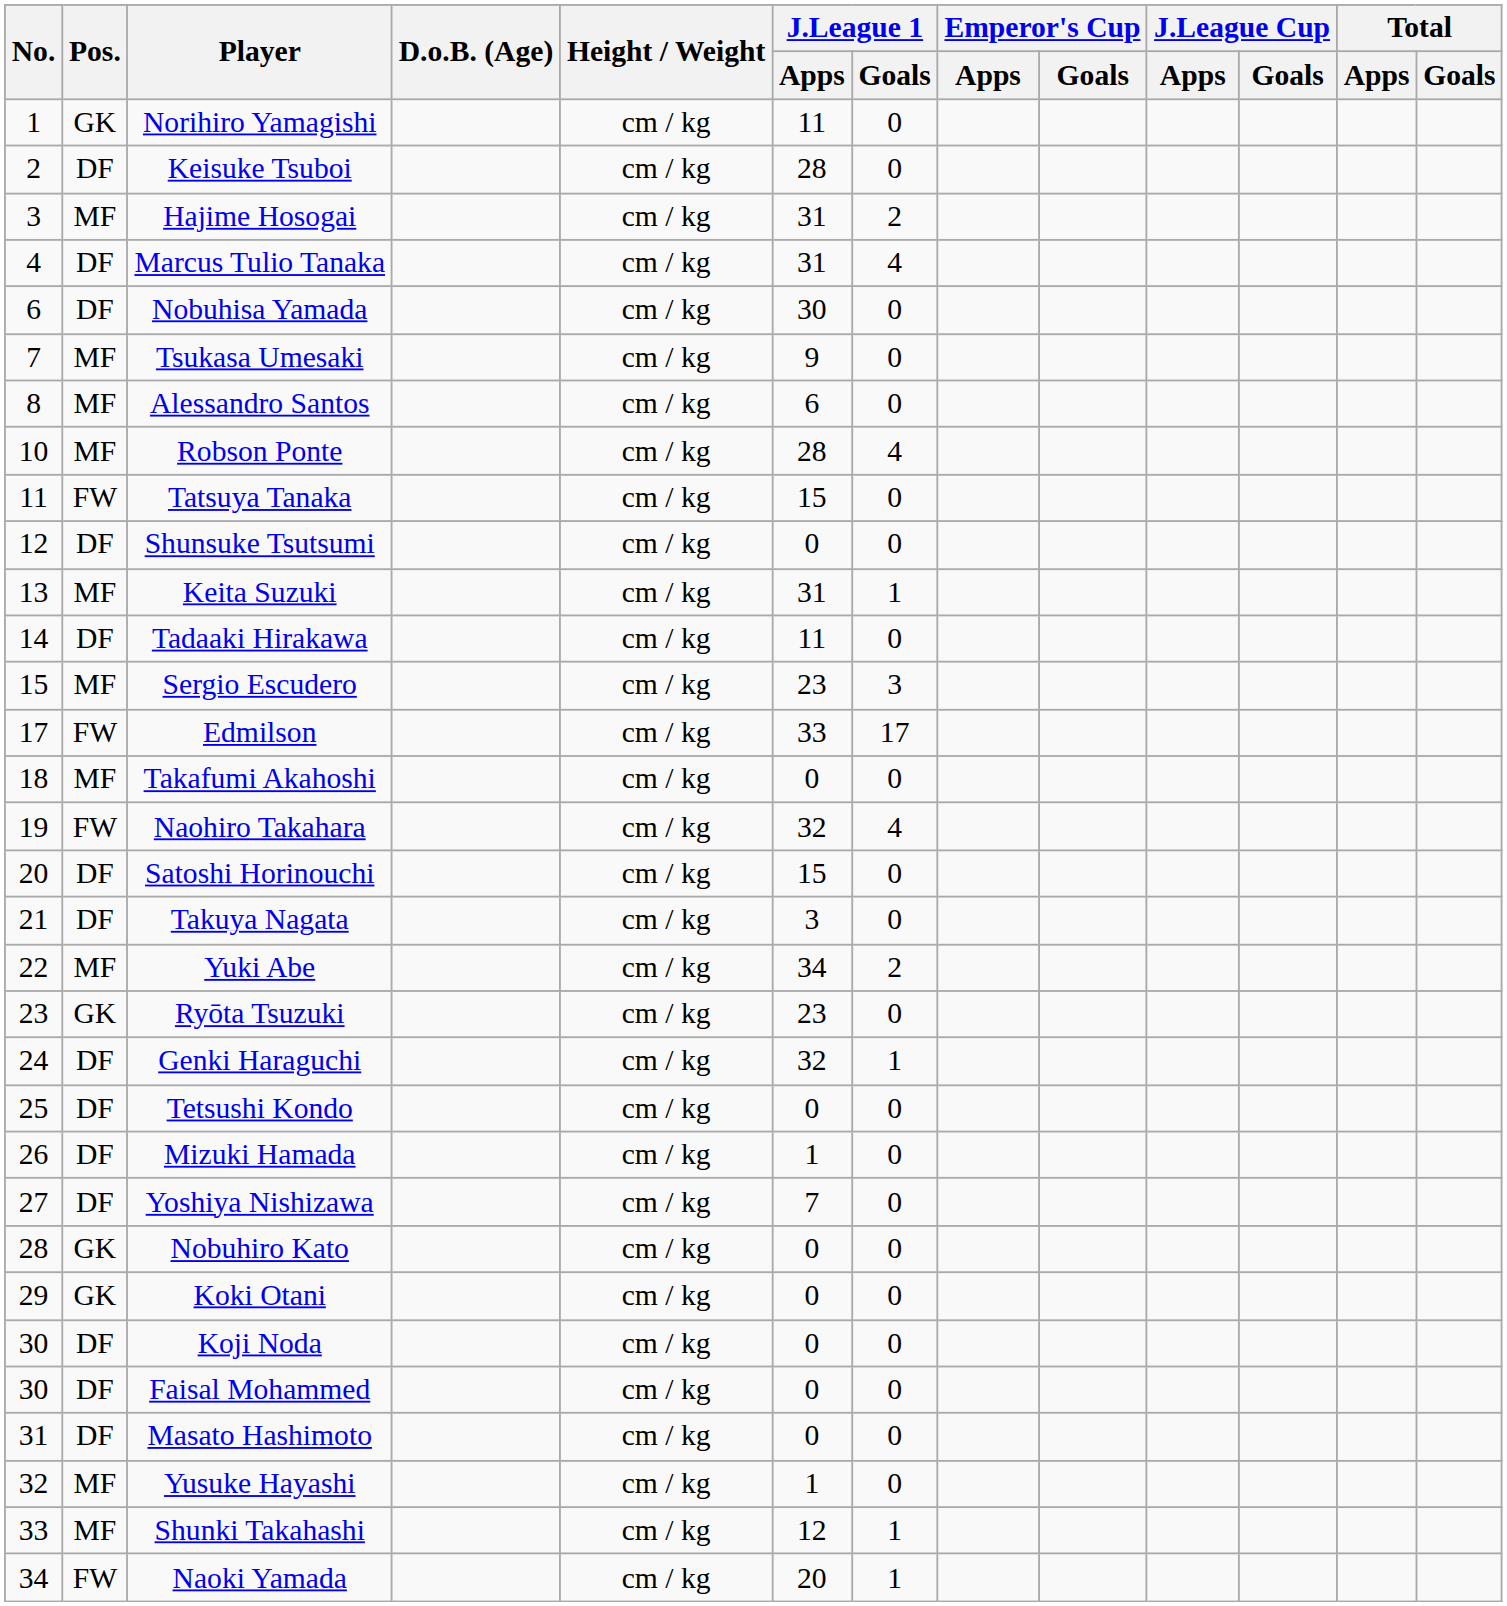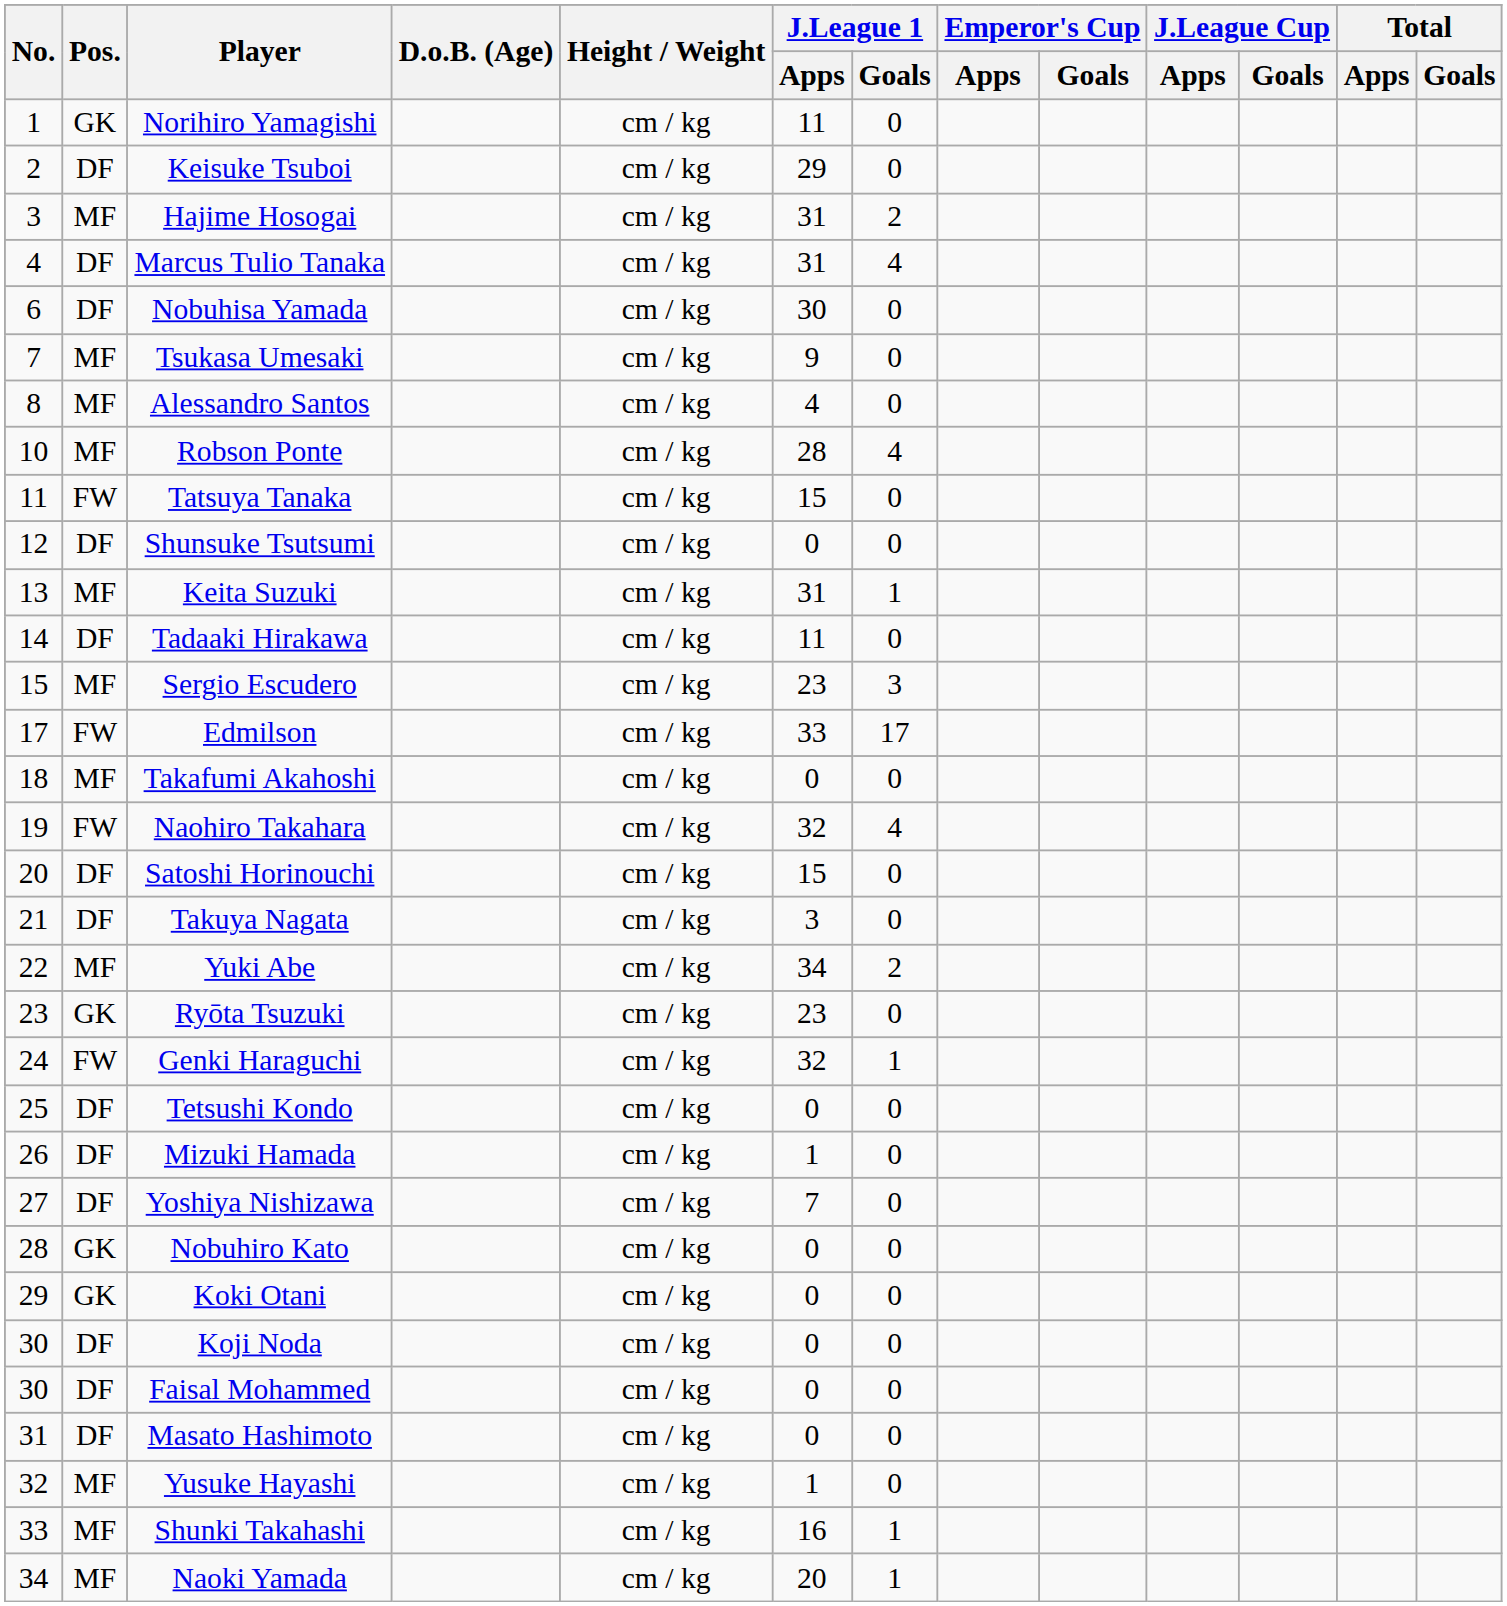(812, 168) 28 -> (812, 168) 29
(812, 403) 6 -> (812, 403) 4
(95, 1060) DF -> (95, 1060) FW
(812, 1530) 12 -> (812, 1530) 16
(95, 1577) FW -> (95, 1577) MF
